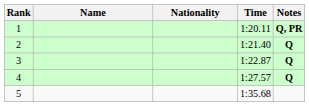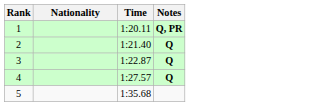- column: (93, 12)
